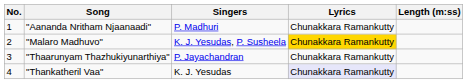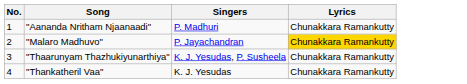- column: (429, 12)
(230, 42) K. J. Yesudas, P. Susheela -> (209, 42) P. Jayachandran
(209, 57) P. Jayachandran -> (230, 57) K. J. Yesudas, P. Susheela
(342, 72) lavender background -> (342, 72) no background
